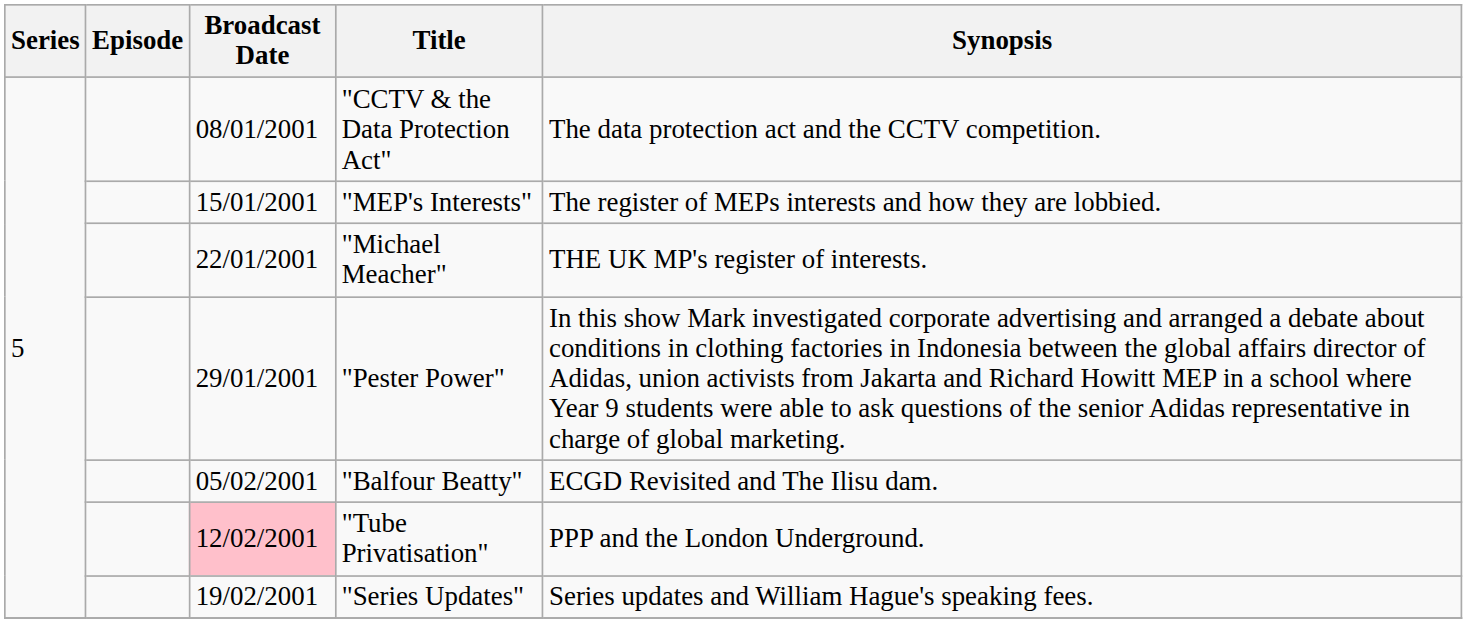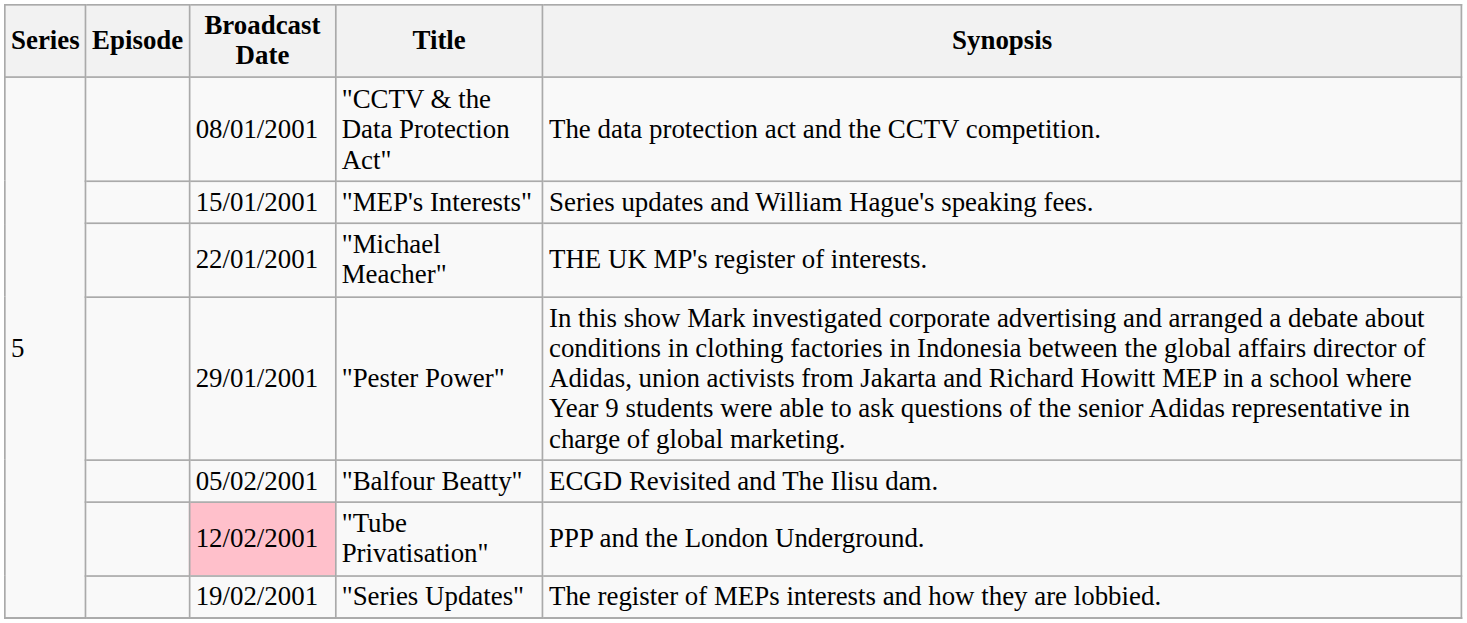(855, 201) The register of MEPs interests and how they are lobbied. -> (821, 201) Series updates and William Hague's speaking fees.
(821, 596) Series updates and William Hague's speaking fees. -> (855, 596) The register of MEPs interests and how they are lobbied.
